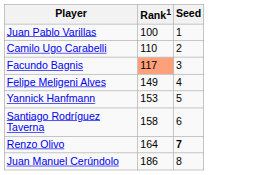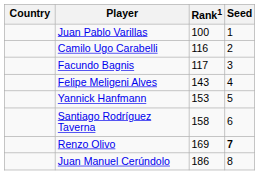+ column: (30, 14)
(149, 49) 110 -> (200, 49) 116
(149, 65) lightsalmon background -> (200, 65) no background
(149, 82) 149 -> (200, 82) 143
(149, 144) 164 -> (200, 144) 169
